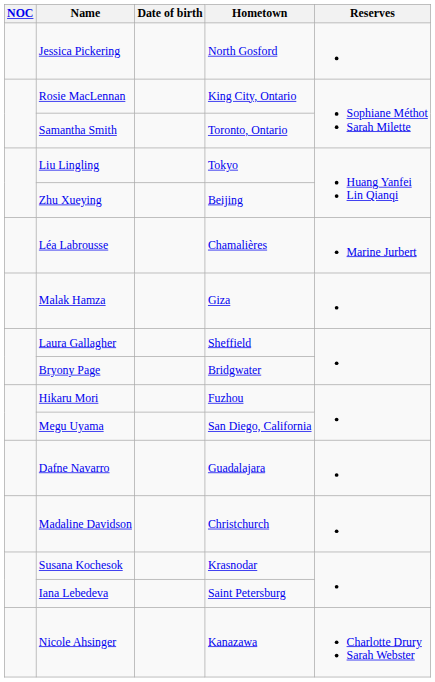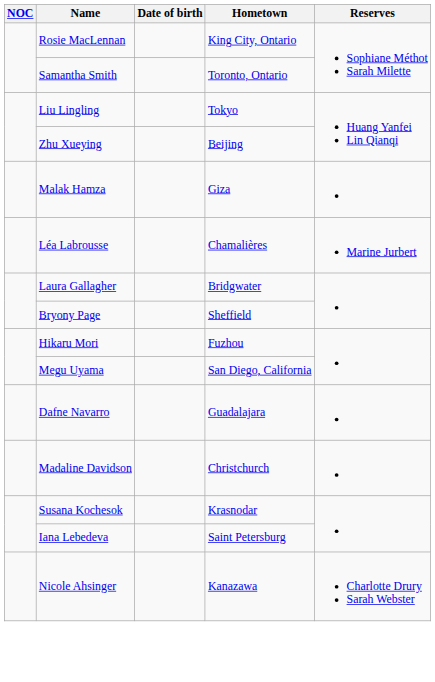- row: (79, 51)
rows swapped: (72, 300) <-> (74, 245)
(230, 342) Sheffield -> (235, 286) Bridgwater
(235, 370) Bridgwater -> (230, 314) Sheffield
